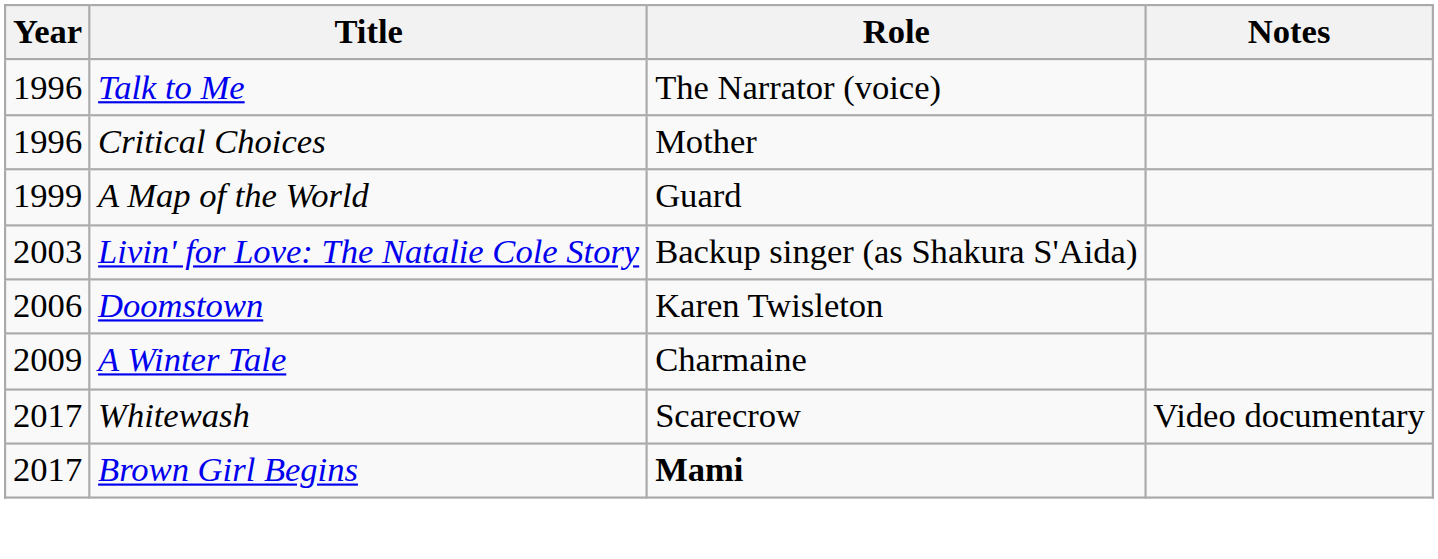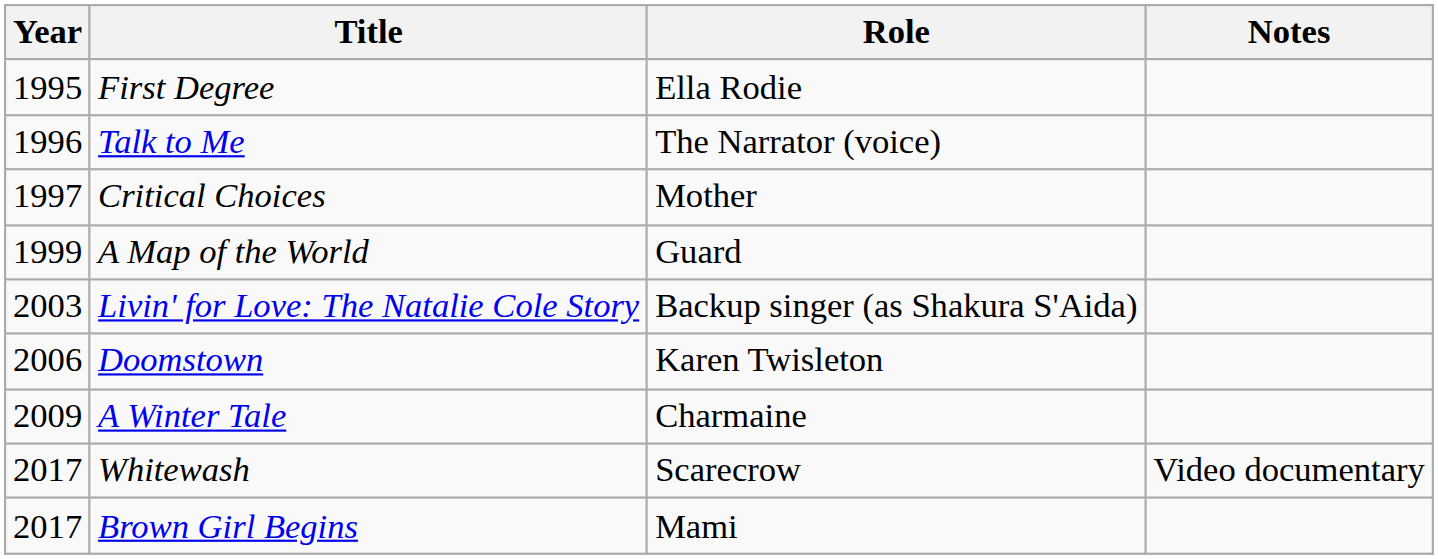+ row: (186, 86)
(48, 141) 1996 -> (48, 196) 1997
(699, 470) bold -> (696, 525) normal
